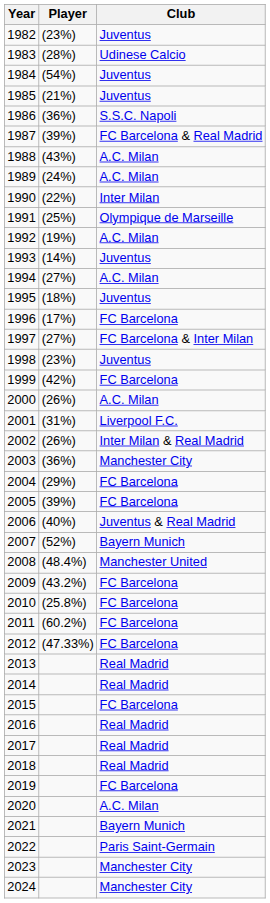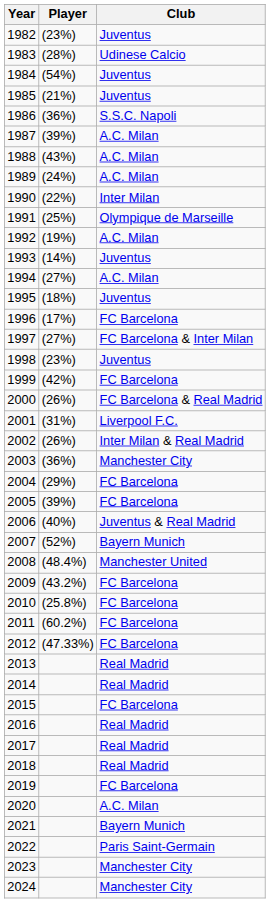(181, 136) FC Barcelona & Real Madrid -> (129, 136) A.C. Milan
(129, 400) A.C. Milan -> (181, 400) FC Barcelona & Real Madrid
